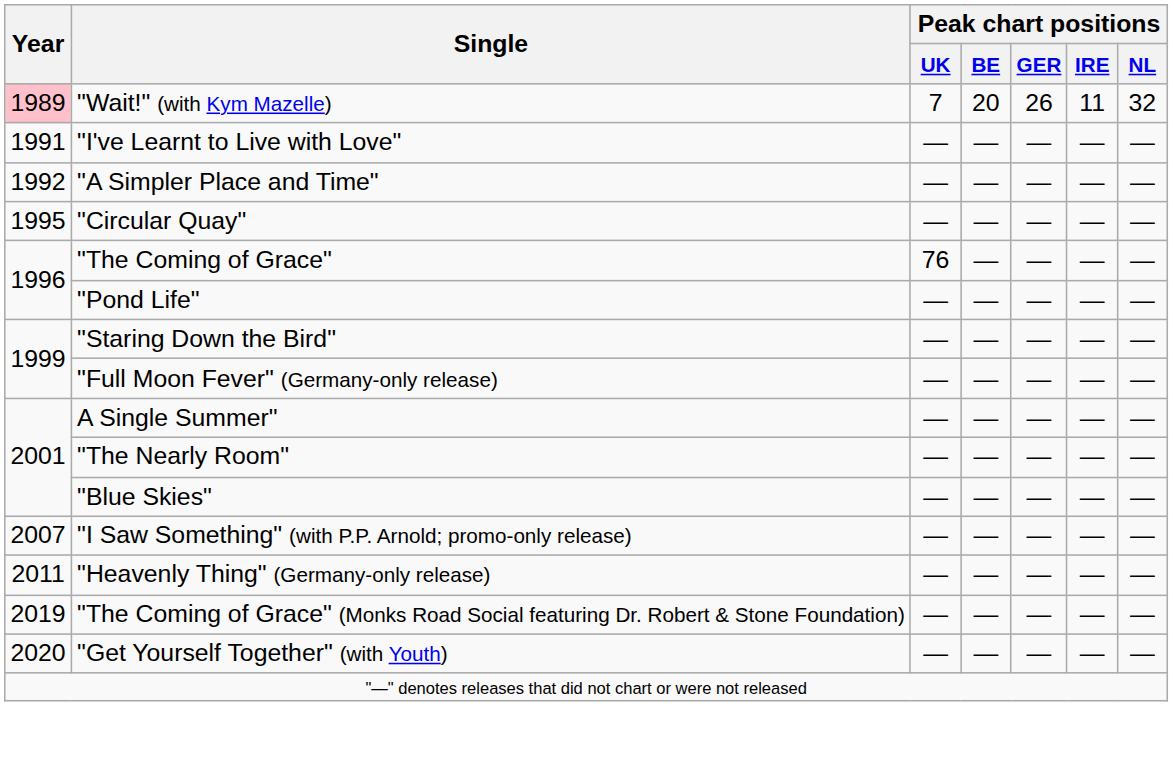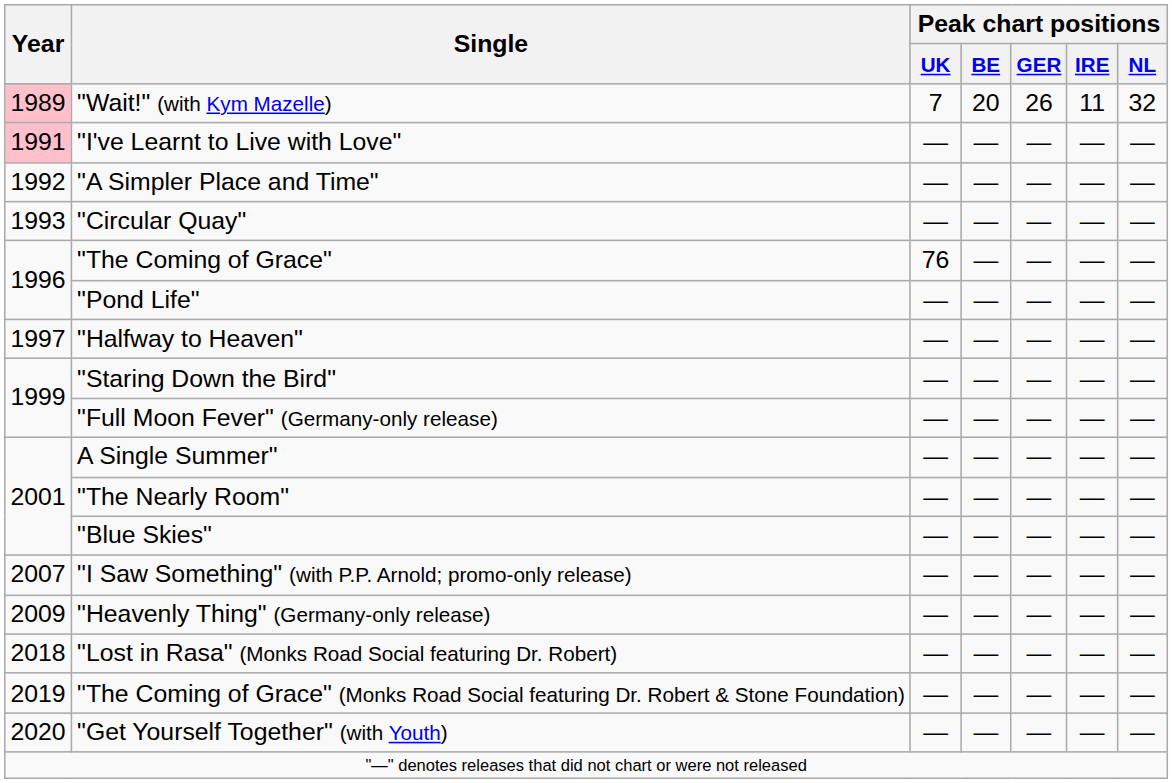(38, 142) no background -> (38, 142) pink background
(38, 220) 1995 -> (38, 220) 1993
+ row: (190, 338)
(38, 574) 2011 -> (38, 614) 2009
+ row: (347, 653)
